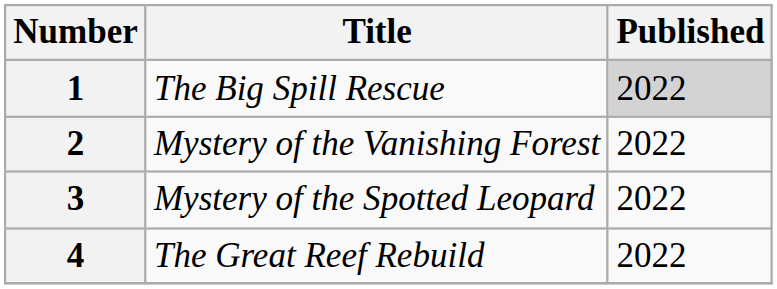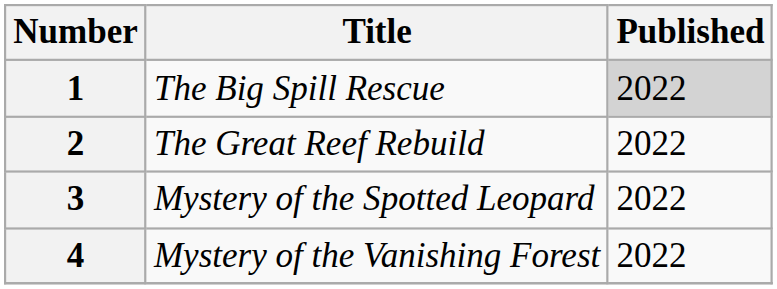(377, 143) Mystery of the Vanishing Forest -> (319, 143) The Great Reef Rebuild
(319, 254) The Great Reef Rebuild -> (377, 254) Mystery of the Vanishing Forest
